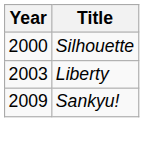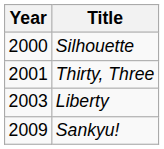+ row: (105, 74)
